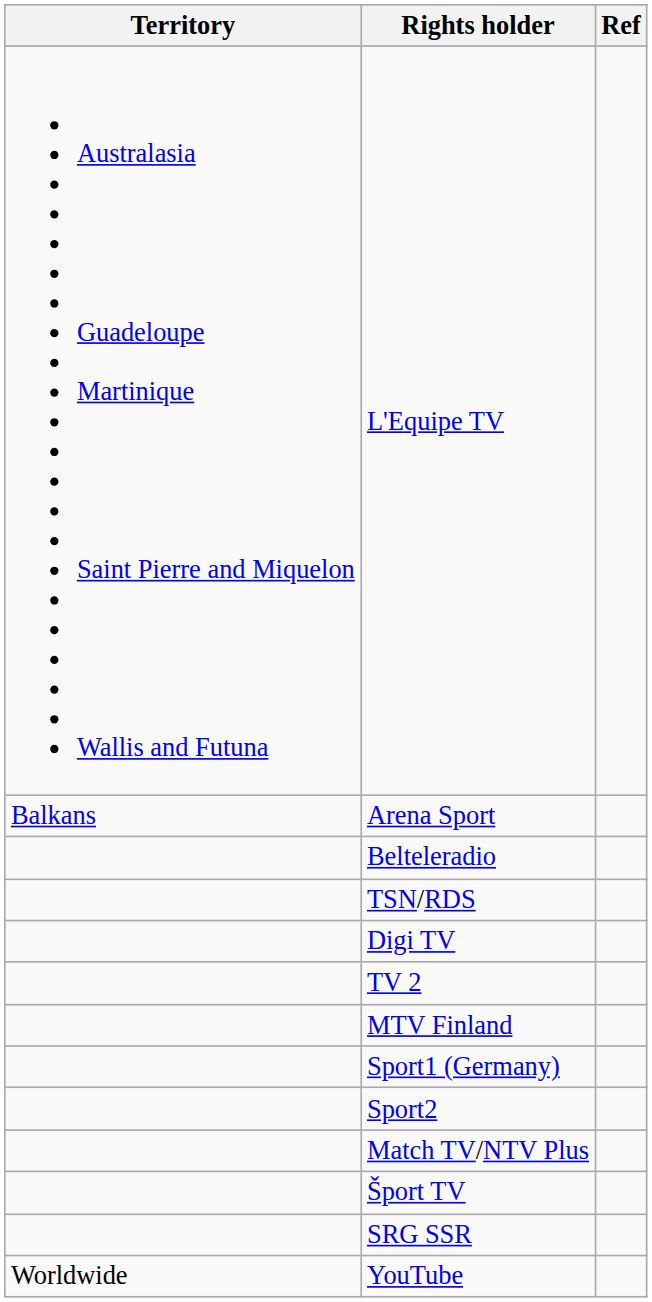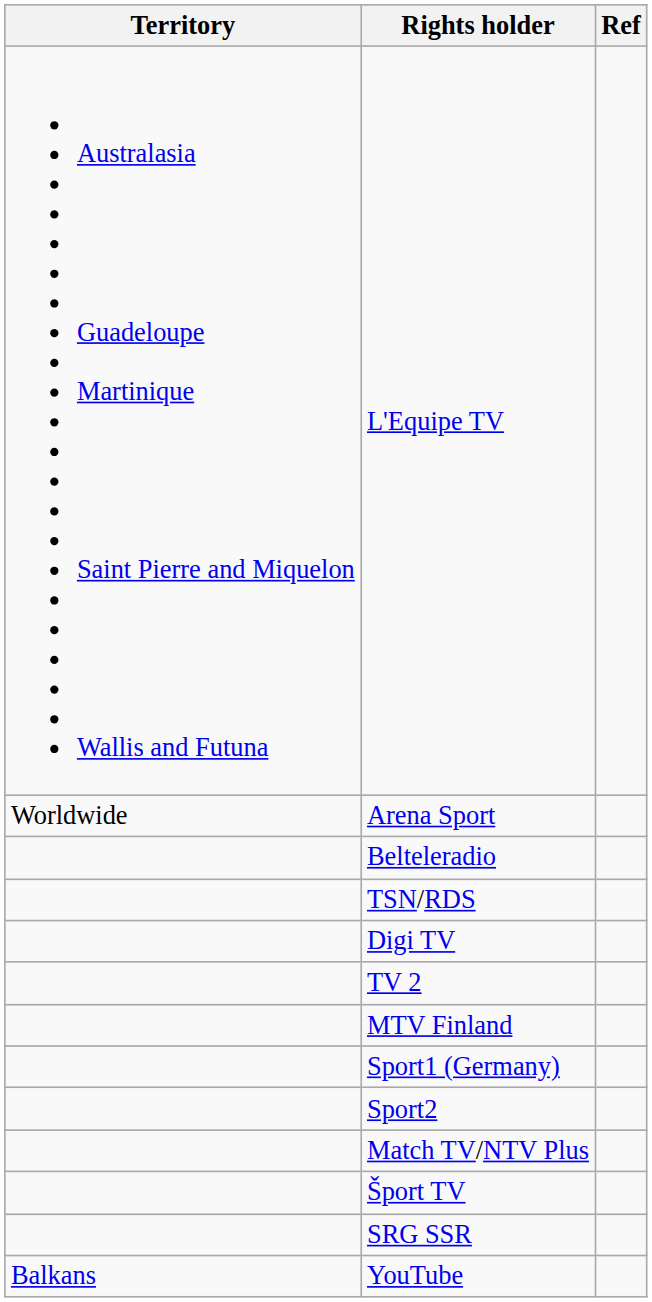(53, 815) Balkans -> (69, 815) Worldwide
(69, 1275) Worldwide -> (53, 1275) Balkans
